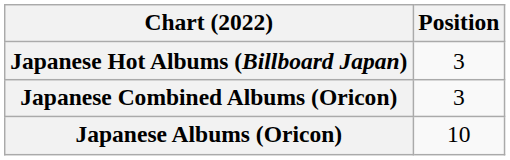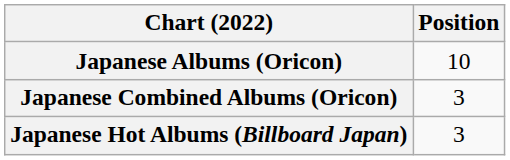rows swapped: (209, 135) <-> (209, 60)
